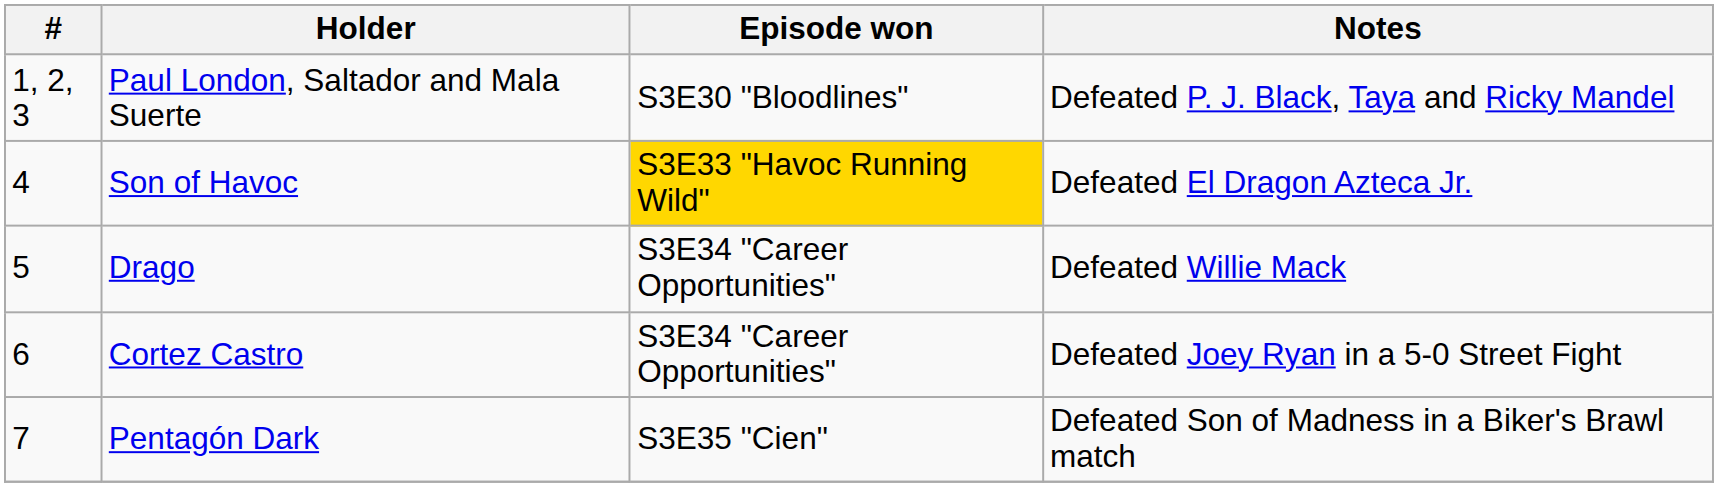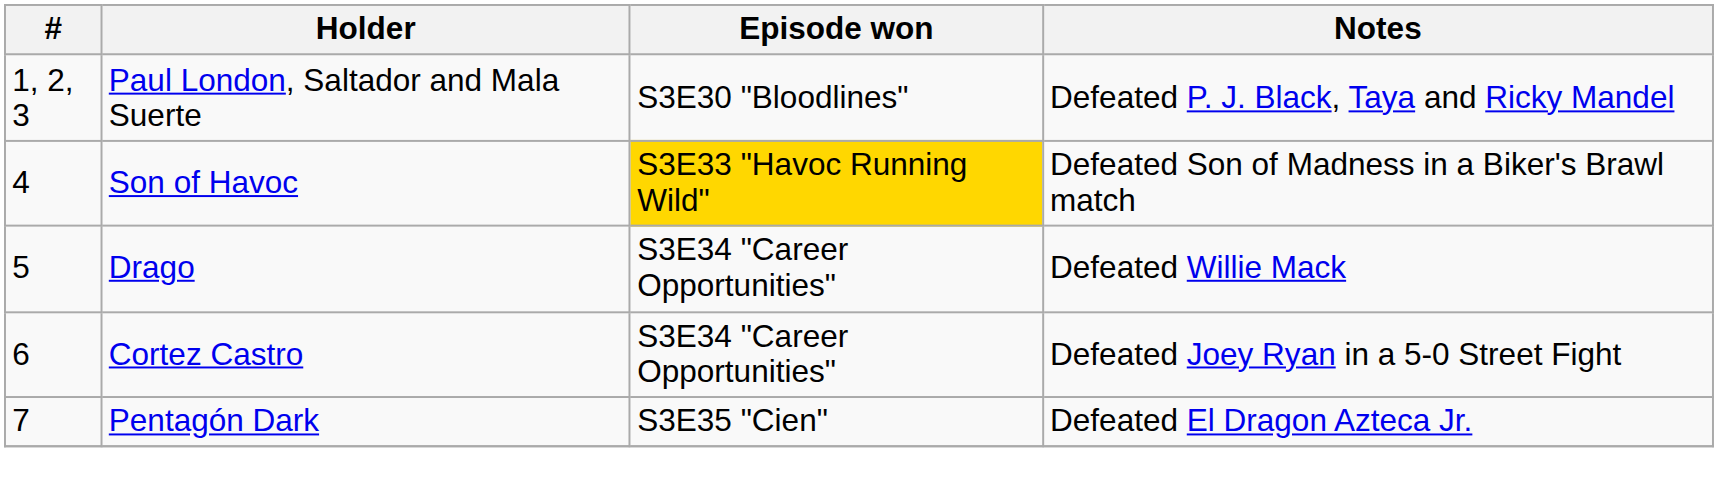(1261, 182) Defeated El Dragon Azteca Jr. -> (1357, 182) Defeated Son of Madness in a Biker's Brawl match
(1357, 439) Defeated Son of Madness in a Biker's Brawl match -> (1261, 421) Defeated El Dragon Azteca Jr.
